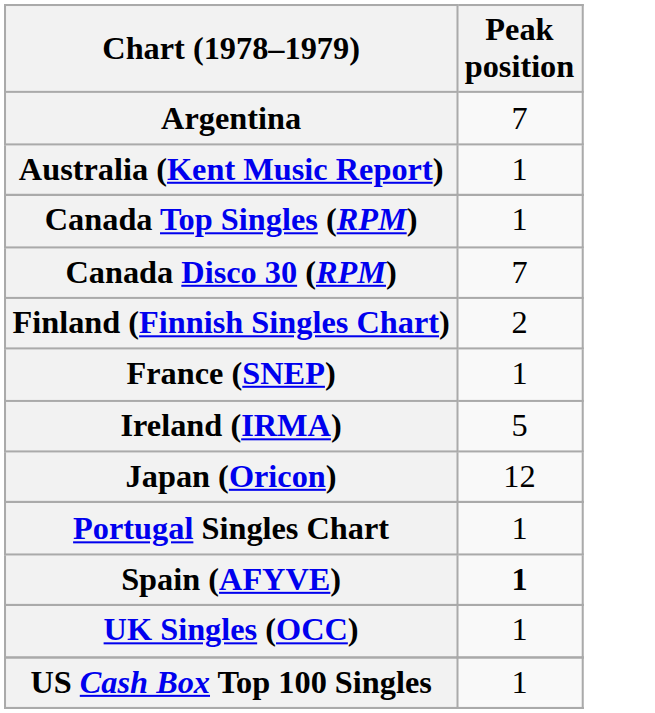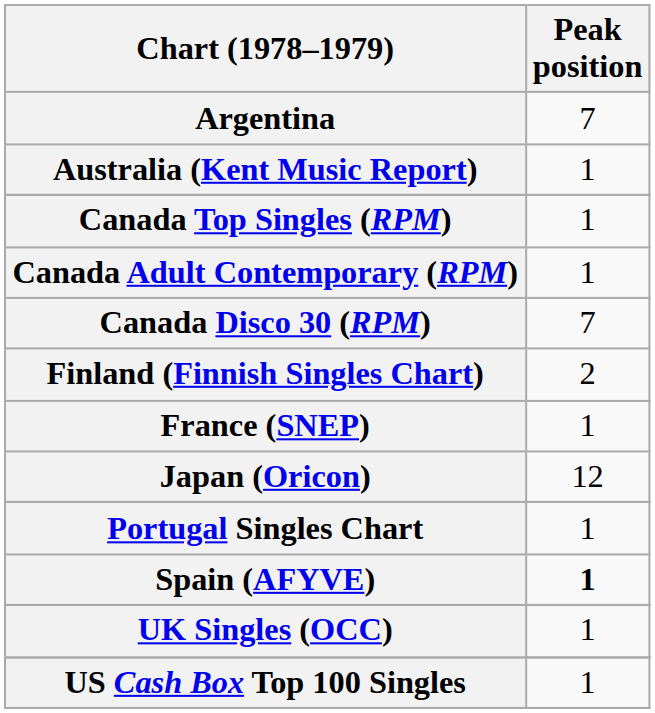+ row: (265, 271)
- row: (231, 425)
